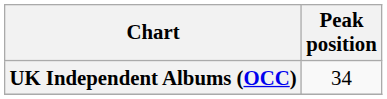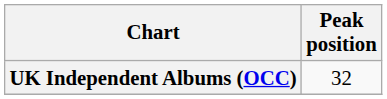(342, 77) 34 -> (342, 77) 32
